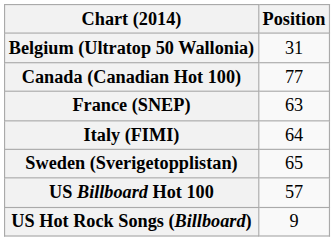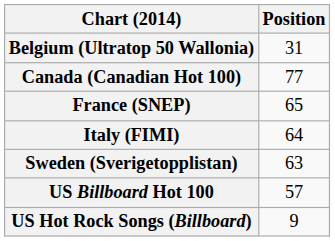(294, 105) 63 -> (294, 105) 65
(294, 163) 65 -> (294, 163) 63
